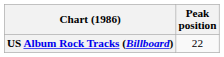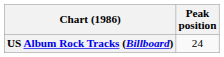(197, 43) 22 -> (197, 43) 24
